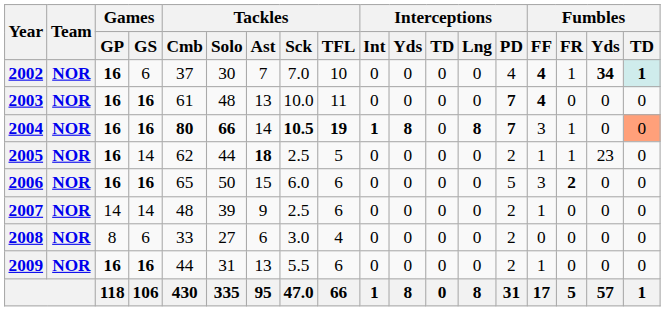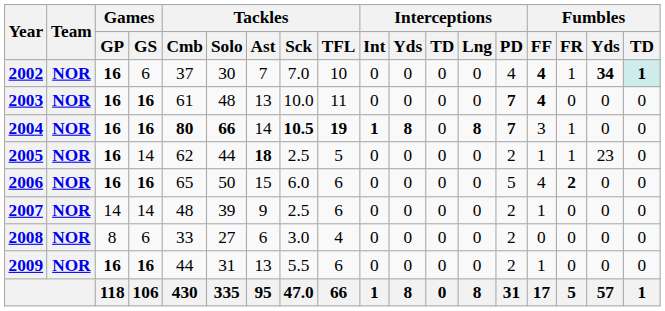(642, 127) lightsalmon background -> (642, 127) no background
(541, 182) 3 -> (541, 182) 4
